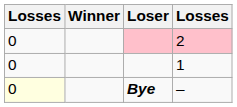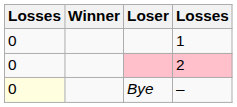rows swapped: (180, 65) <-> (180, 41)
(141, 89) bold -> (140, 89) normal
